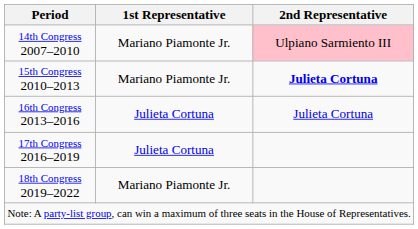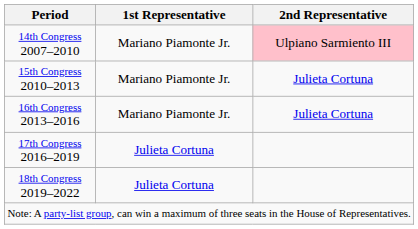(333, 78) bold -> (333, 78) normal
(174, 114) Julieta Cortuna -> (174, 114) Mariano Piamonte Jr.
(174, 185) Mariano Piamonte Jr. -> (174, 185) Julieta Cortuna
